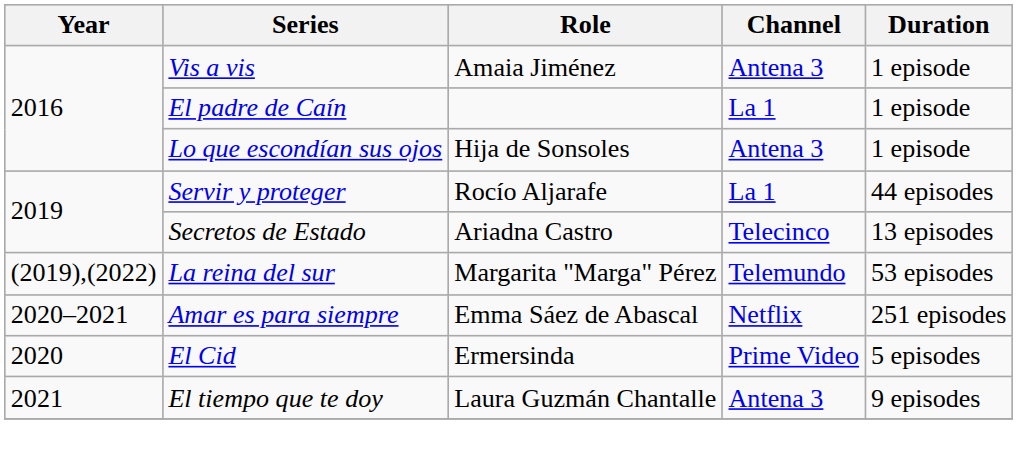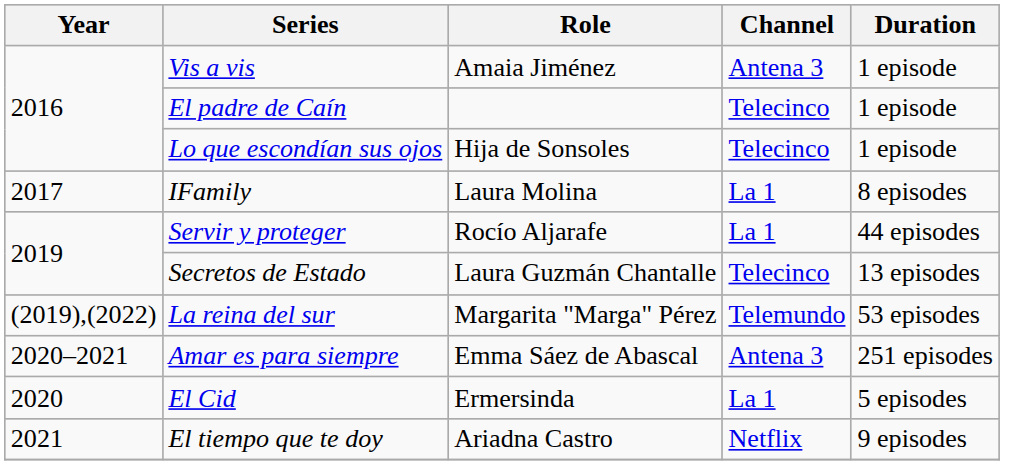(752, 107) La 1 -> (779, 107) Telecinco
(776, 149) Antena 3 -> (779, 149) Telecinco
+ row: (210, 190)
(534, 231) Ariadna Castro -> (585, 273) Laura Guzmán Chantalle
(765, 314) Netflix -> (776, 356) Antena 3
(794, 356) Prime Video -> (752, 397) La 1
(585, 397) Laura Guzmán Chantalle -> (534, 438) Ariadna Castro
(776, 397) Antena 3 -> (765, 438) Netflix
